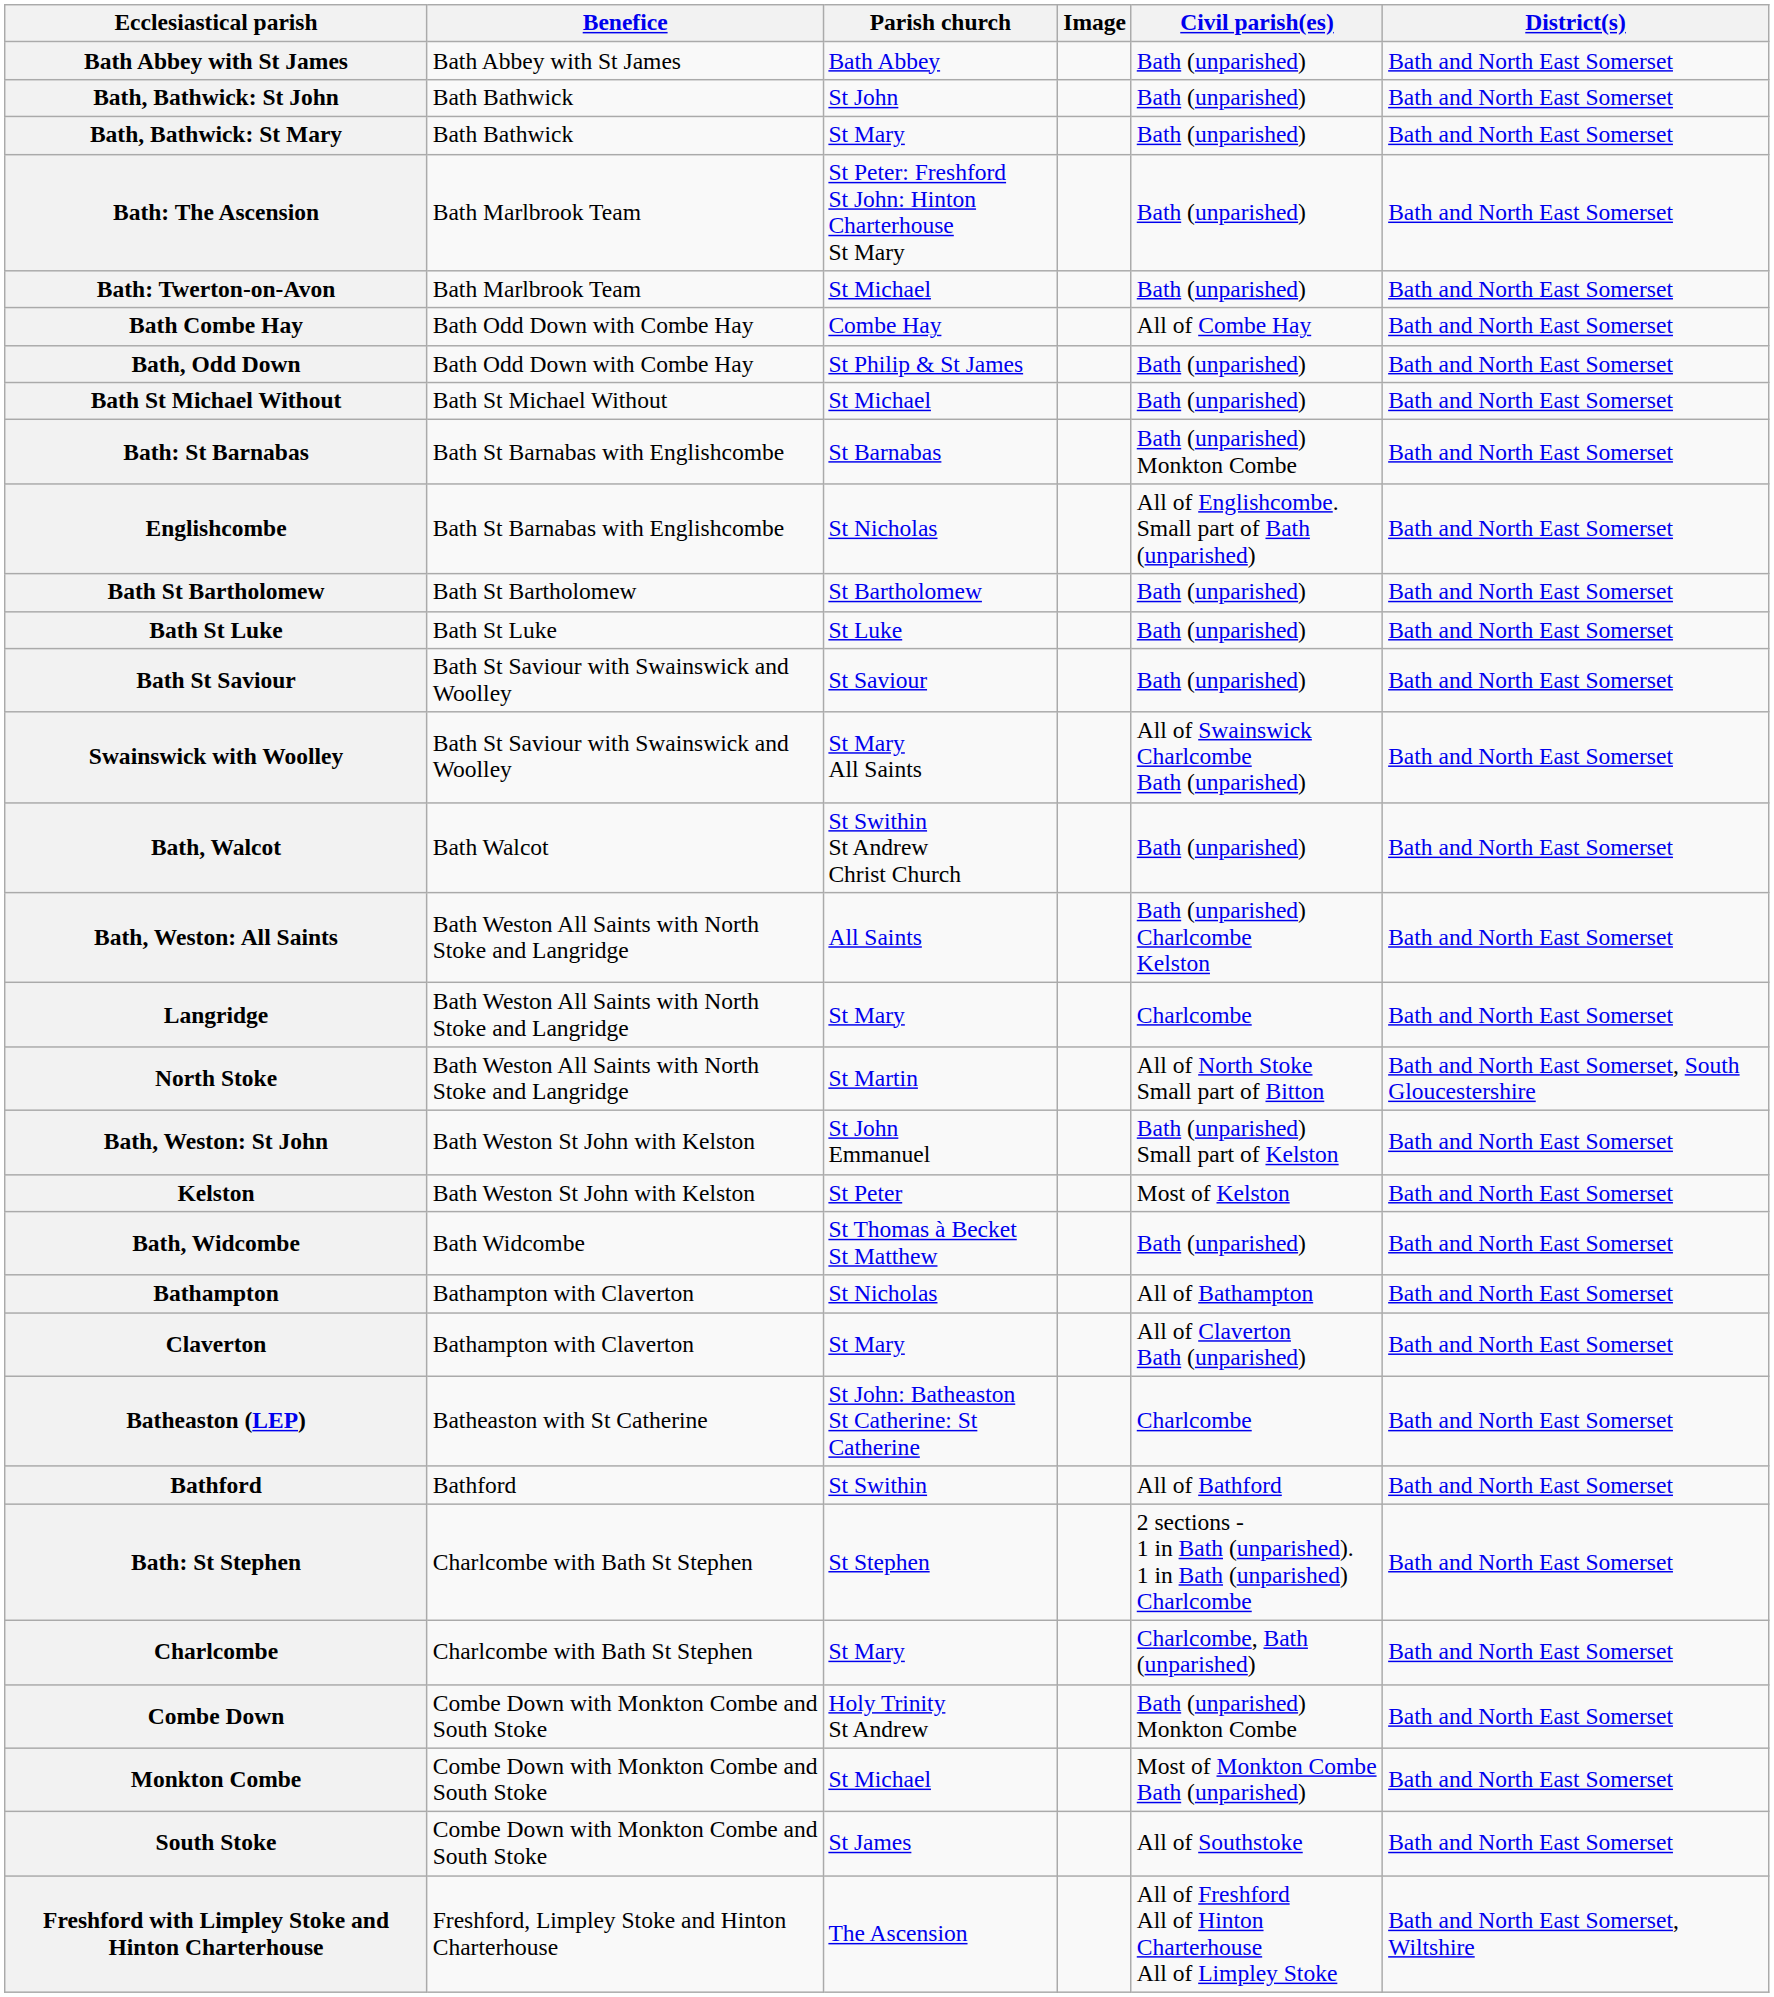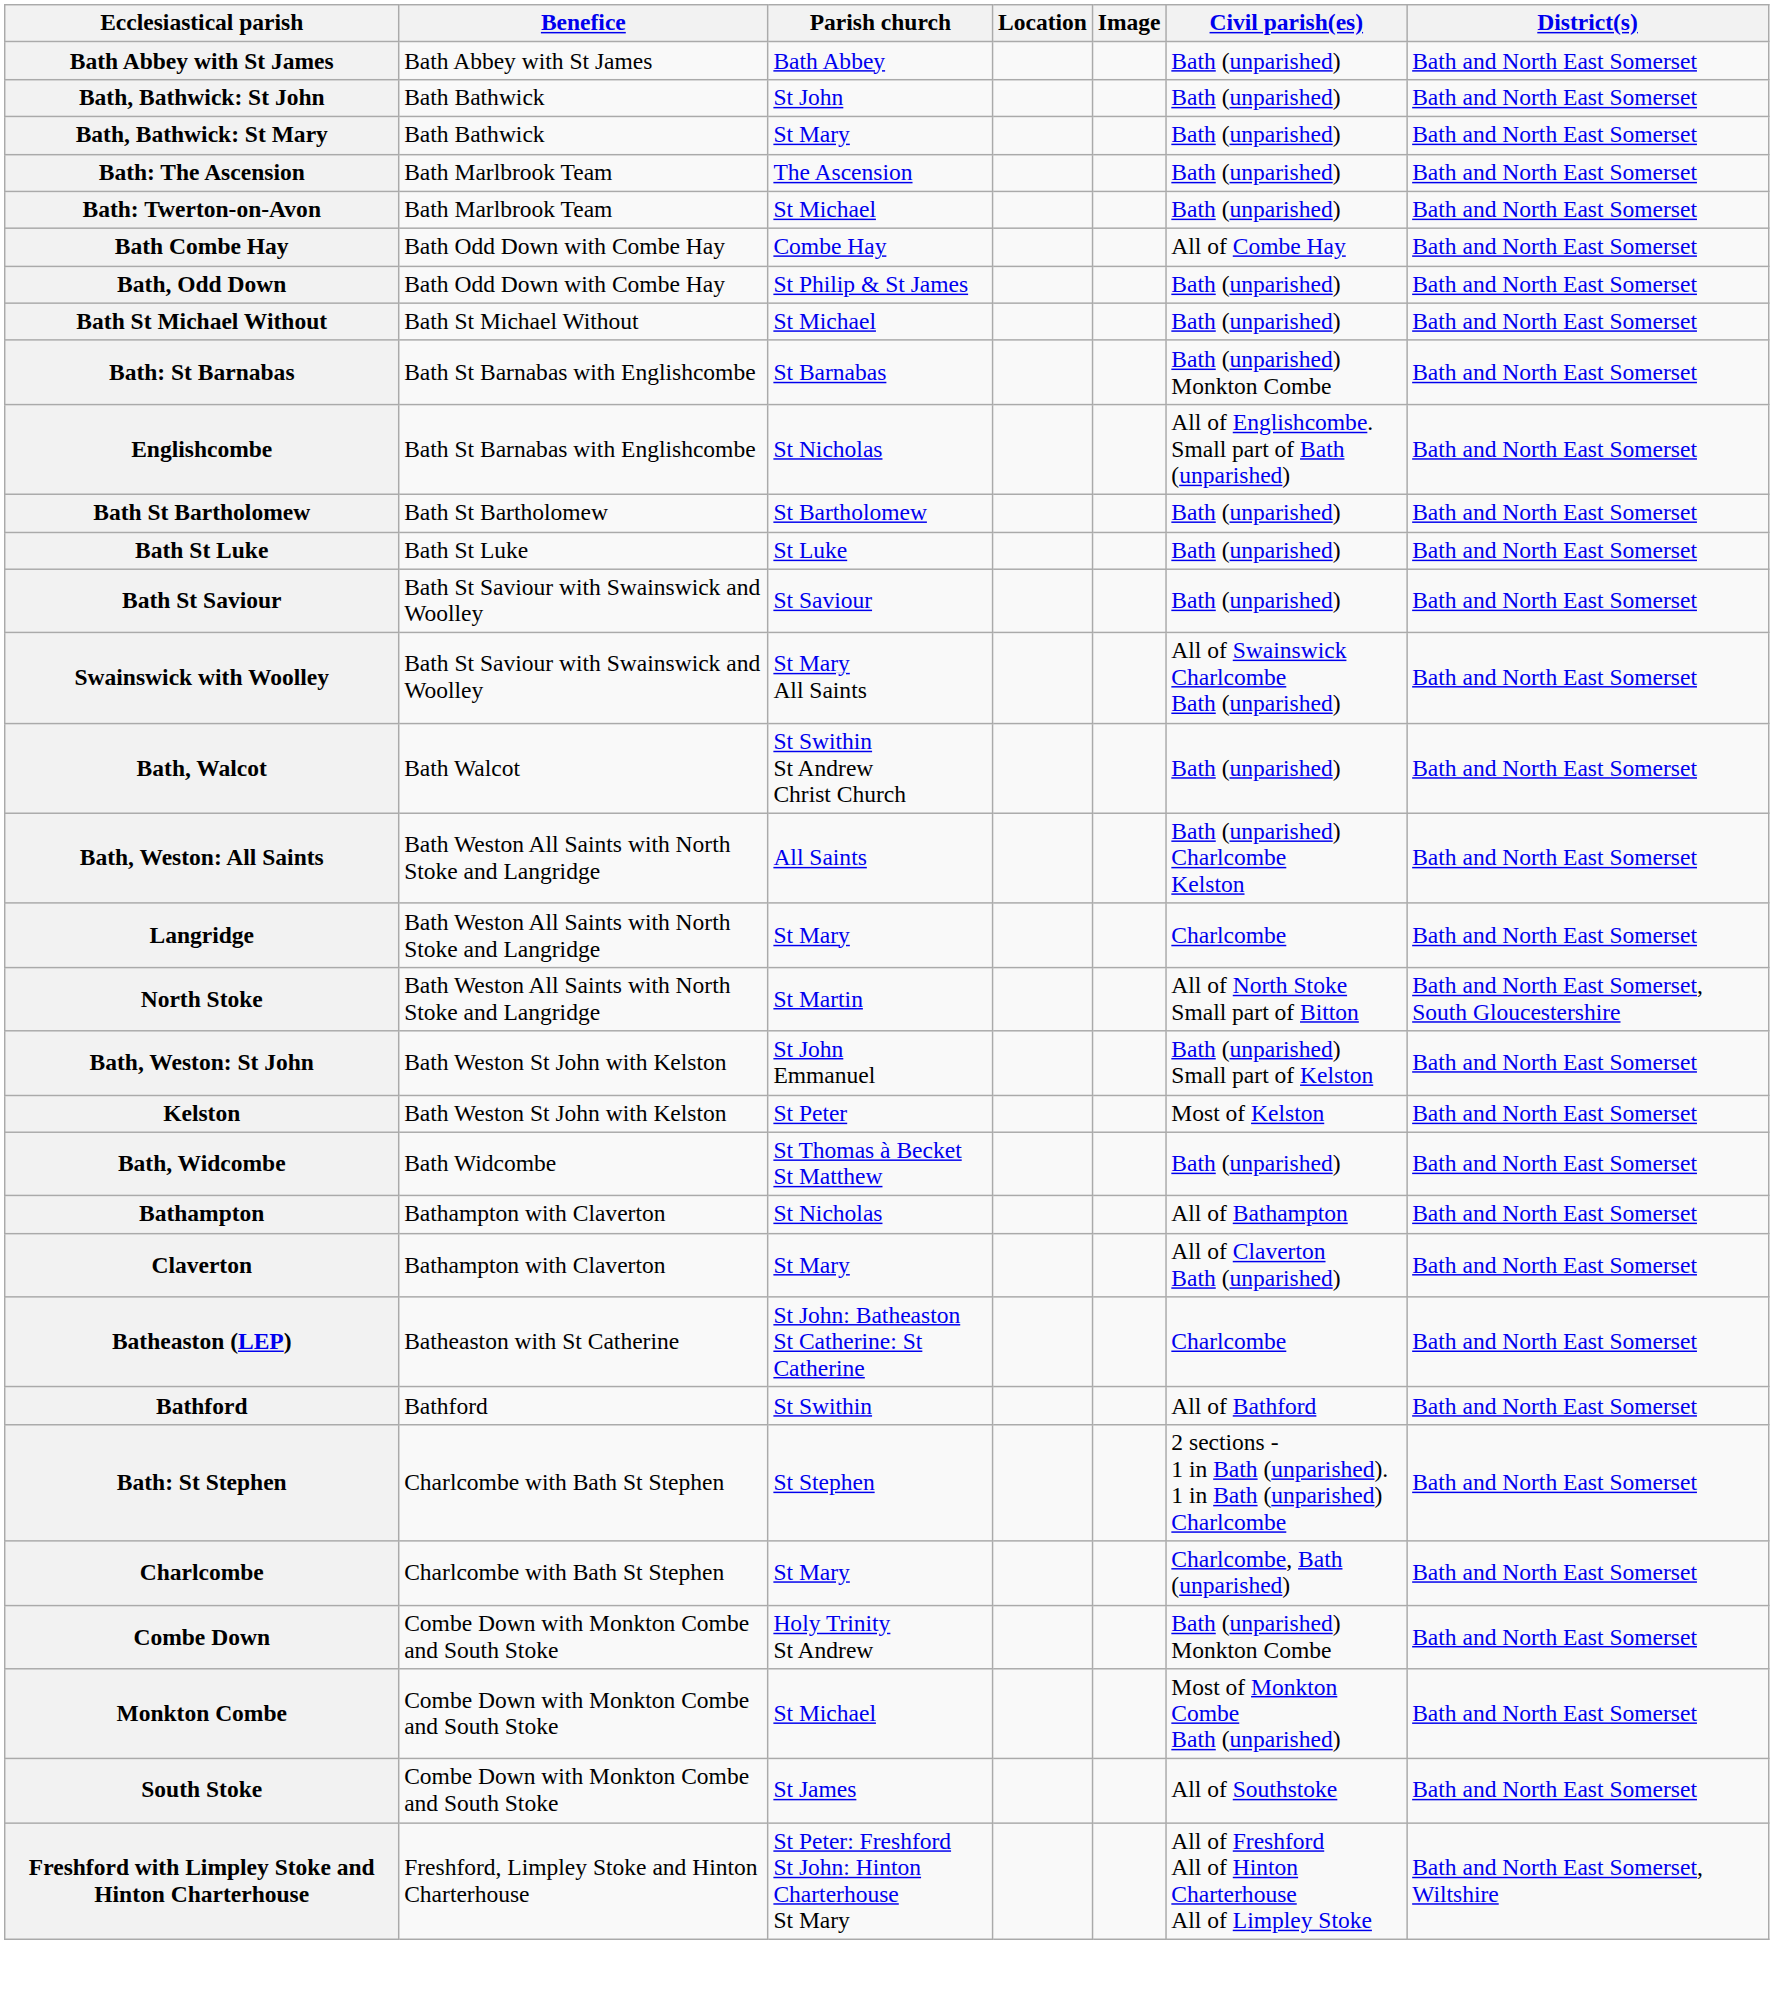+ column: (1043, 23)
(917, 212) St Peter: Freshford St John: Hinton Charterhouse St Mary -> (843, 172) The Ascension
(898, 1933) The Ascension -> (862, 1880) St Peter: Freshford St John: Hinton Charterhouse St Mary
